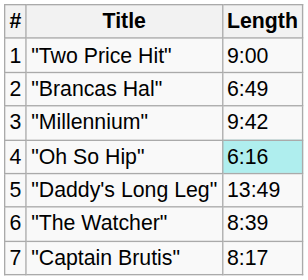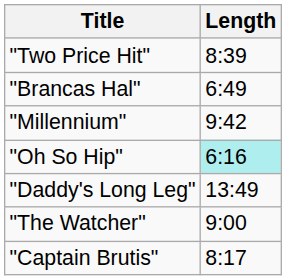- column: (15, 21)
(248, 55) 9:00 -> (226, 55) 8:39
(248, 223) 8:39 -> (226, 223) 9:00
